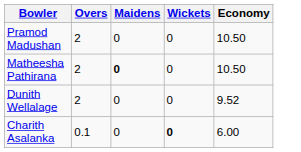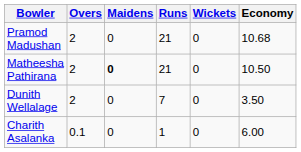+ column: (173, 13)
(231, 38) 10.50 -> (256, 38) 10.68
(228, 100) 9.52 -> (253, 100) 3.50
(170, 132) bold -> (196, 132) normal
